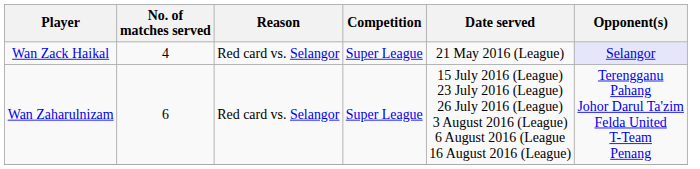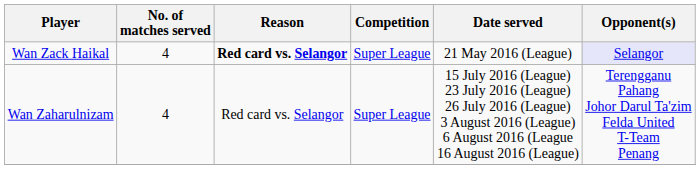(278, 53) normal -> (282, 53) bold
(165, 114) 6 -> (165, 114) 4
